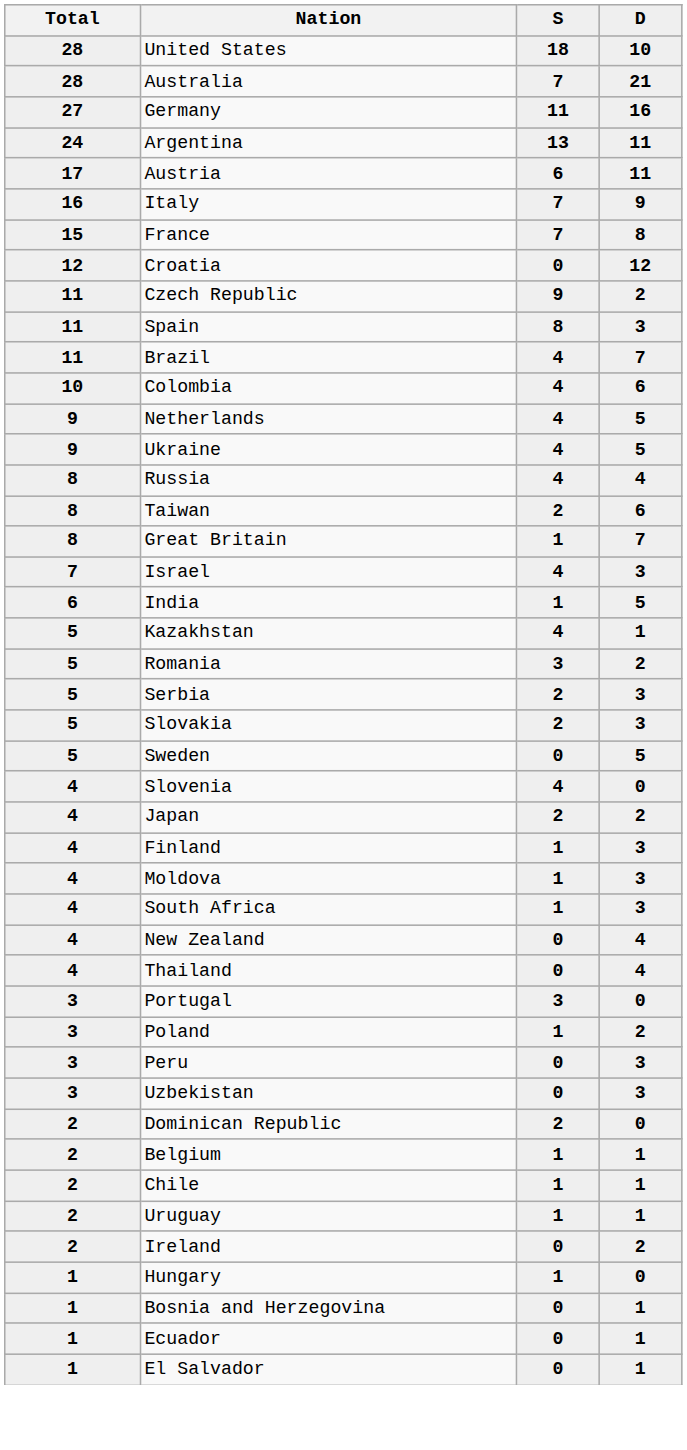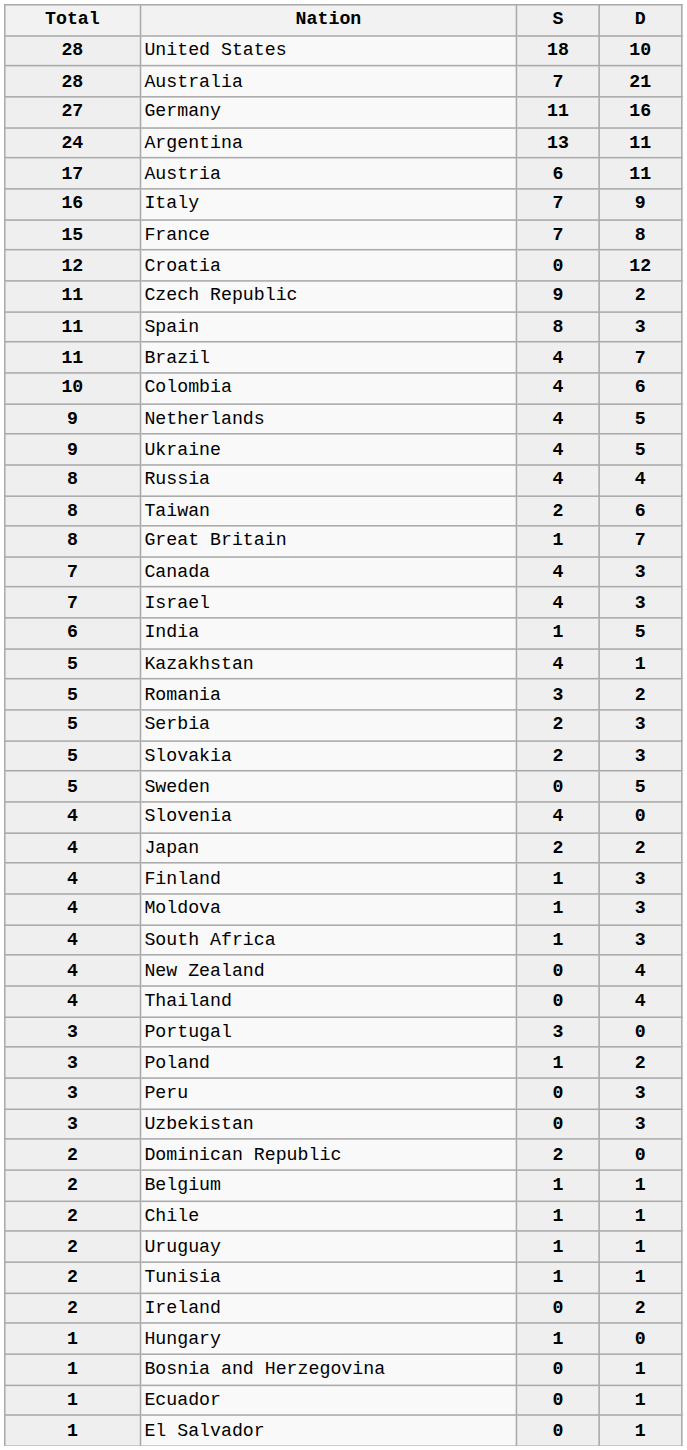+ row: (177, 572)
+ row: (183, 1277)
